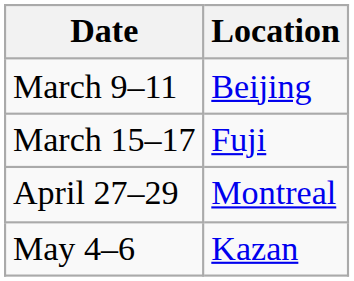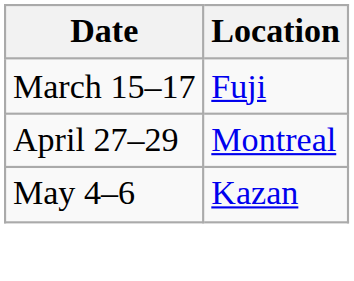- row: (95, 85)
